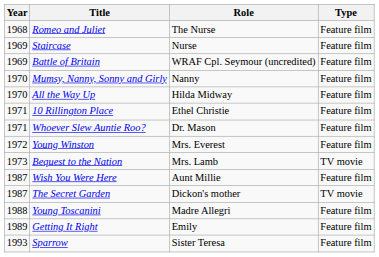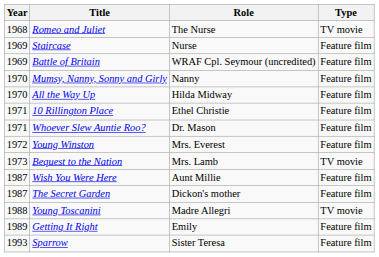(346, 29) Feature film -> (341, 29) TV movie
(341, 194) TV movie -> (346, 194) Feature film
(346, 210) Feature film -> (341, 210) TV movie
